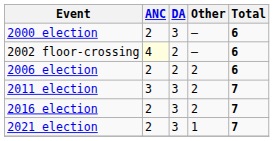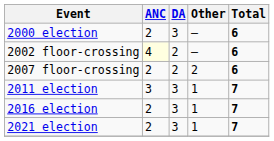- row: (52, 70)
+ row: (73, 70)
(194, 89) 2 -> (194, 89) 1
(194, 108) 2 -> (194, 108) 1
